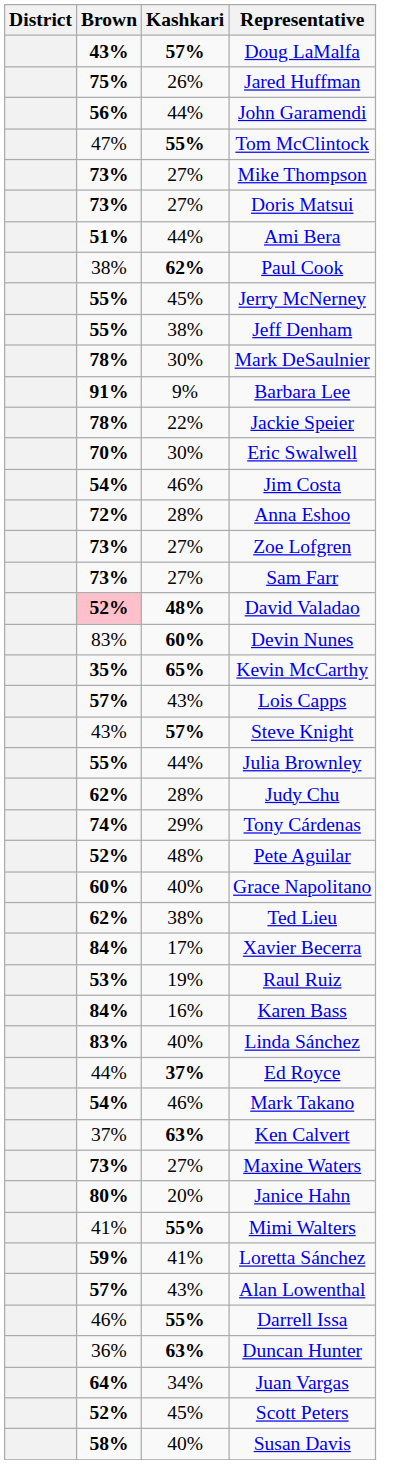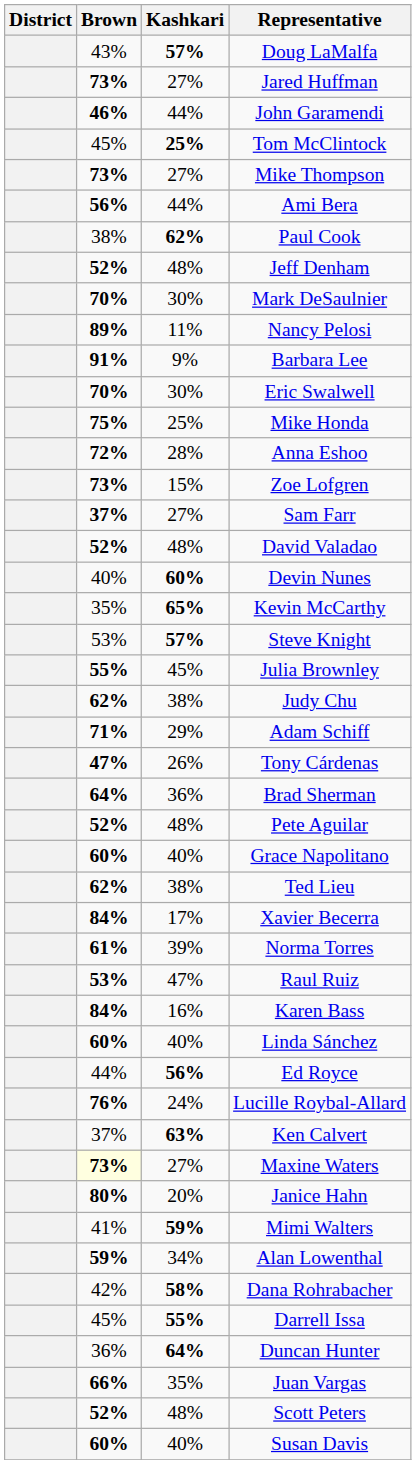(109, 50) bold -> (109, 50) normal
(109, 81) 75% -> (109, 81) 73%
(185, 81) 26% -> (185, 81) 27%
(109, 112) 56% -> (109, 112) 46%
(109, 143) 47% -> (109, 143) 45%
(185, 143) 55% -> (185, 143) 25%
- row: (302, 205)
(109, 236) 51% -> (109, 205) 56%
- row: (302, 298)
(109, 329) 55% -> (109, 267) 52%
(185, 329) 38% -> (185, 267) 48%
(109, 360) 78% -> (109, 298) 70%
+ row: (320, 329)
- row: (302, 422)
- row: (302, 484)
+ row: (320, 422)
(185, 546) 27% -> (185, 484) 15%
(109, 577) 73% -> (109, 515) 37%
(109, 608) pink background -> (109, 546) no background
(185, 608) bold -> (185, 546) normal
(109, 639) 83% -> (109, 577) 40%
(109, 670) bold -> (109, 608) normal
- row: (302, 701)
(109, 732) 43% -> (109, 639) 53%
(185, 762) 44% -> (185, 670) 45%
(185, 793) 28% -> (185, 701) 38%
+ row: (320, 732)
(109, 824) 74% -> (109, 762) 47%
(185, 824) 29% -> (185, 762) 26%
+ row: (320, 793)
+ row: (320, 948)
(185, 979) 19% -> (185, 979) 47%
(109, 1041) 83% -> (109, 1041) 60%
(185, 1072) 37% -> (185, 1072) 56%
+ row: (320, 1103)
- row: (302, 1103)
(109, 1165) no background -> (109, 1165) lightyellow background
(185, 1227) 55% -> (185, 1227) 59%
- row: (302, 1258)
(109, 1289) 57% -> (109, 1258) 59%
(185, 1289) 43% -> (185, 1258) 34%
+ row: (320, 1289)
(109, 1320) 46% -> (109, 1320) 45%
(185, 1351) 63% -> (185, 1351) 64%
(109, 1382) 64% -> (109, 1382) 66%
(185, 1382) 34% -> (185, 1382) 35%
(185, 1413) 45% -> (185, 1413) 48%
(109, 1444) 58% -> (109, 1444) 60%
